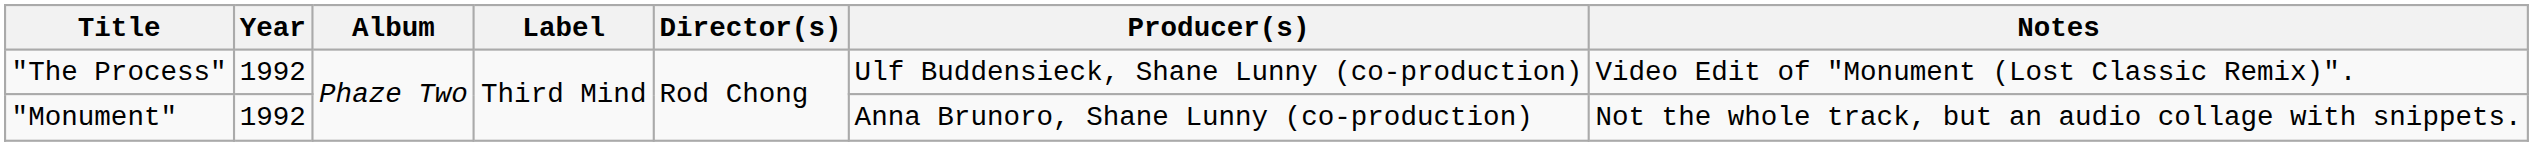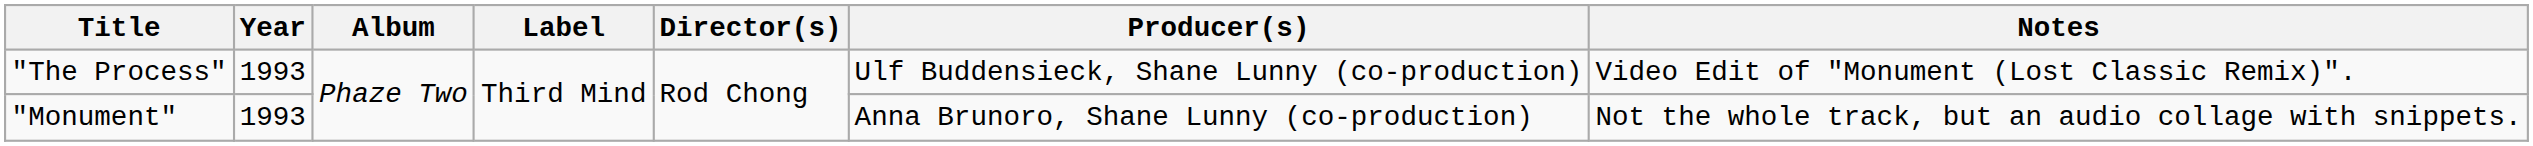(273, 72) 1992 -> (273, 72) 1993
(273, 117) 1992 -> (273, 117) 1993
